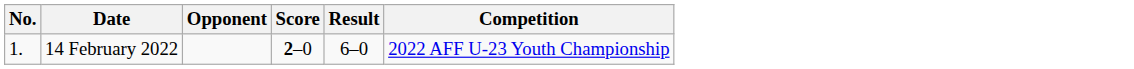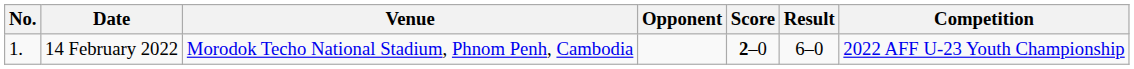+ column: (410, 19)
